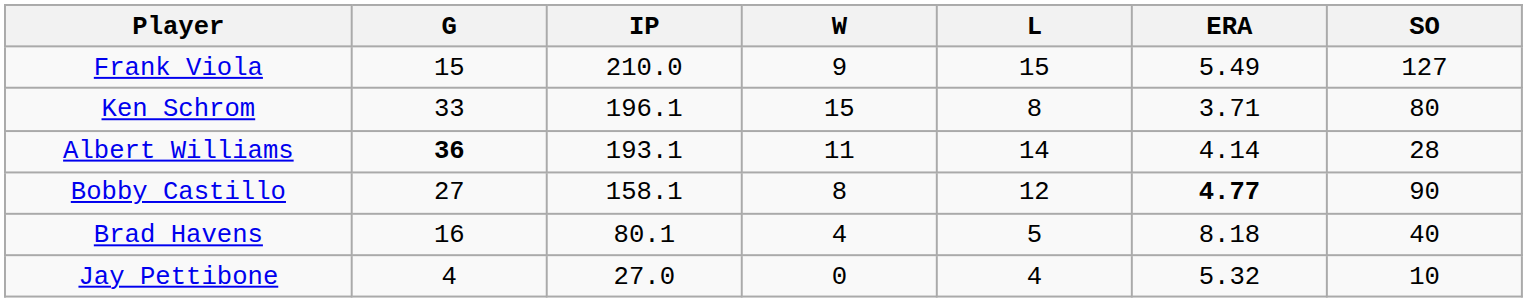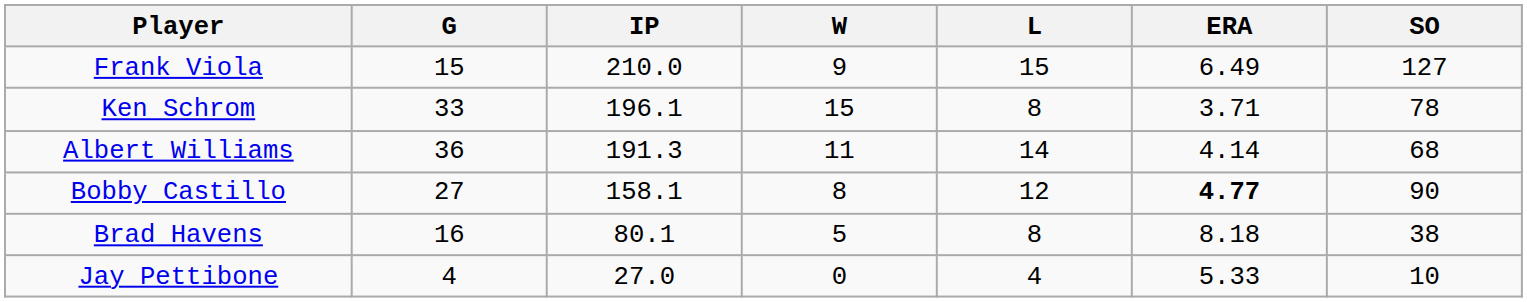(1229, 68) 5.49 -> (1229, 68) 6.49
(1425, 109) 80 -> (1425, 109) 78
(449, 151) bold -> (449, 151) normal
(644, 151) 193.1 -> (644, 151) 191.3
(1425, 151) 28 -> (1425, 151) 68
(839, 235) 4 -> (839, 235) 5
(1034, 235) 5 -> (1034, 235) 8
(1425, 235) 40 -> (1425, 235) 38
(1229, 276) 5.32 -> (1229, 276) 5.33
